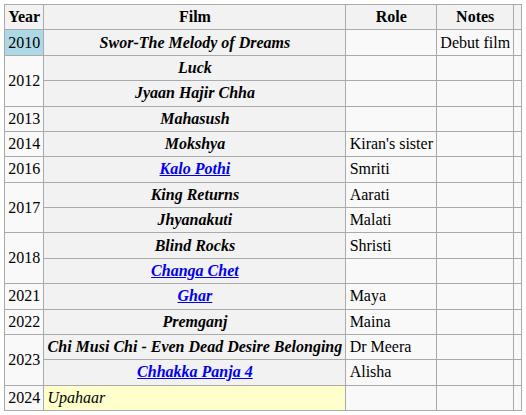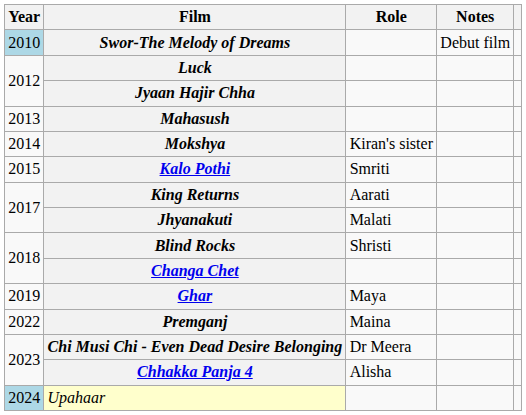(24, 169) 2016 -> (24, 169) 2015
(24, 296) 2021 -> (24, 296) 2019
(24, 397) no background -> (24, 397) lightblue background
